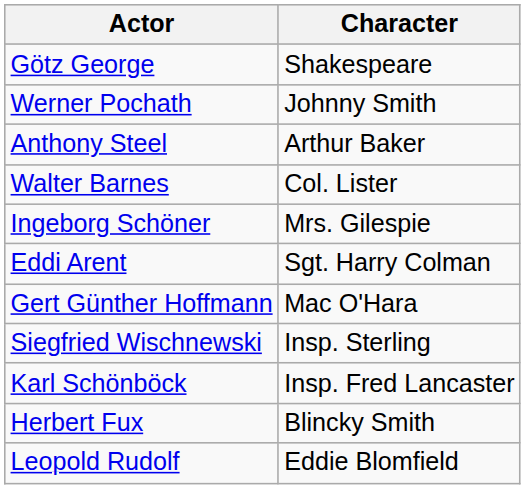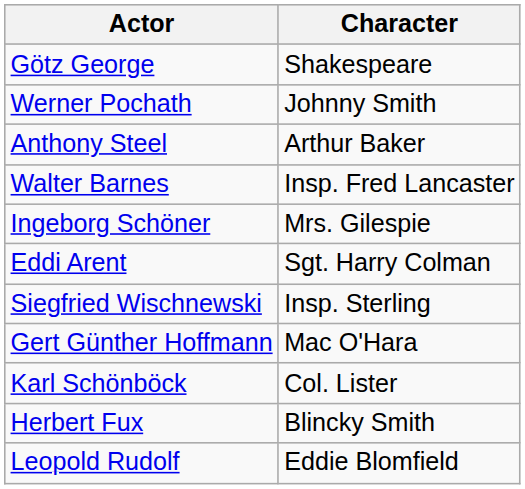(341, 183) Col. Lister -> (399, 183) Insp. Fred Lancaster
rows swapped: (142, 303) <-> (136, 343)
(399, 382) Insp. Fred Lancaster -> (341, 382) Col. Lister
